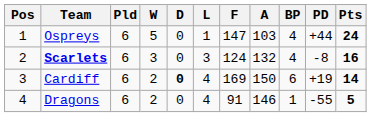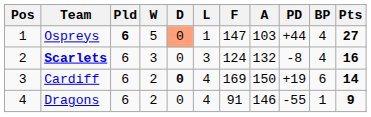columns swapped: (321, 15) <-> (293, 15)
(125, 37) normal -> (125, 37) bold
(180, 37) no background -> (180, 37) lightsalmon background
(351, 37) 24 -> (351, 37) 27
(351, 101) 5 -> (351, 101) 9
